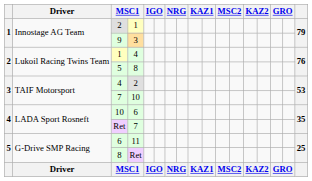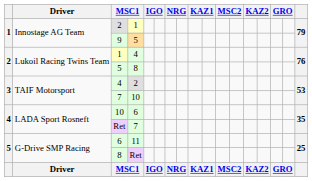(136, 39) 3 -> (136, 39) 5
